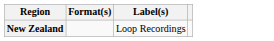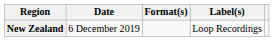+ column: (104, 12)
